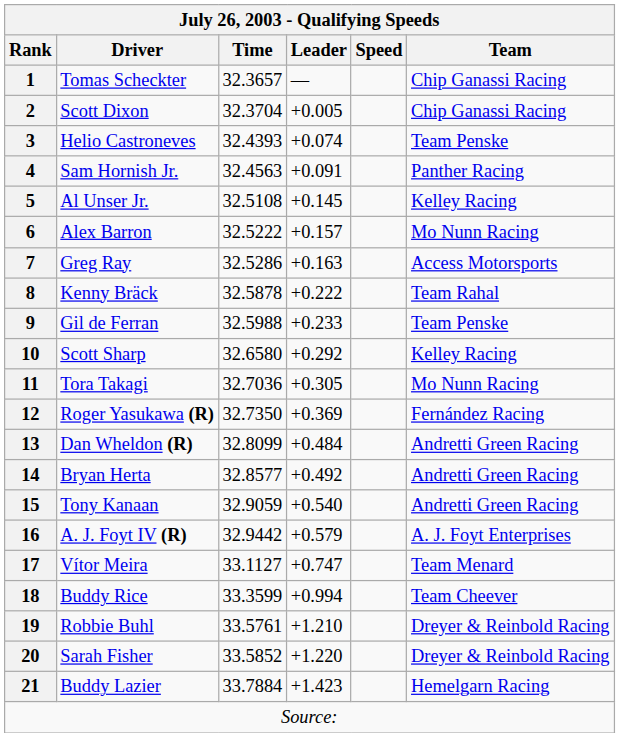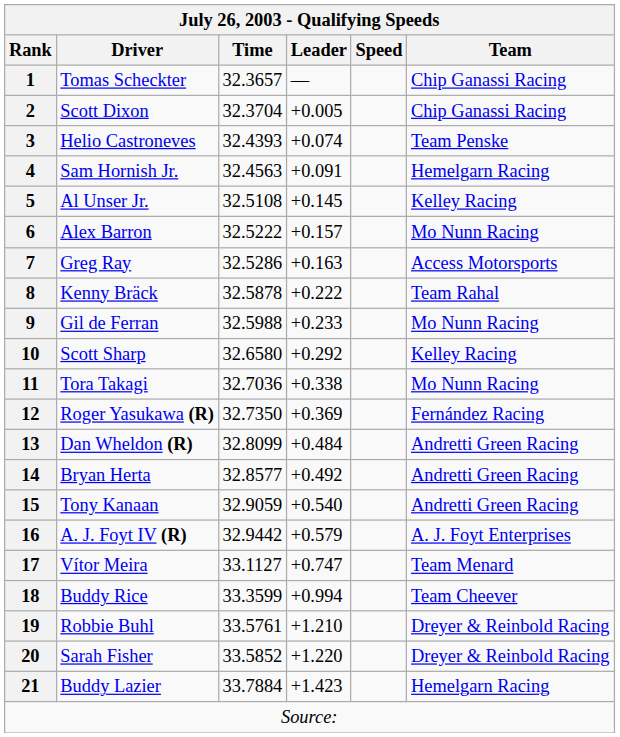(467, 171) Panther Racing -> (480, 171) Hemelgarn Racing
(460, 323) Team Penske -> (475, 323) Mo Nunn Racing
(317, 383) +0.305 -> (317, 383) +0.338
